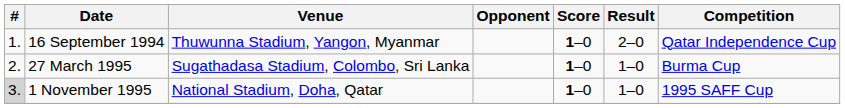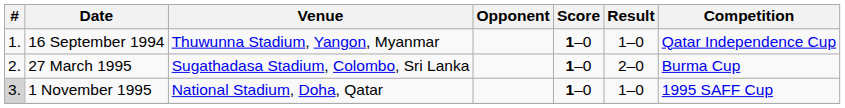(631, 41) 2–0 -> (631, 41) 1–0
(631, 66) 1–0 -> (631, 66) 2–0
